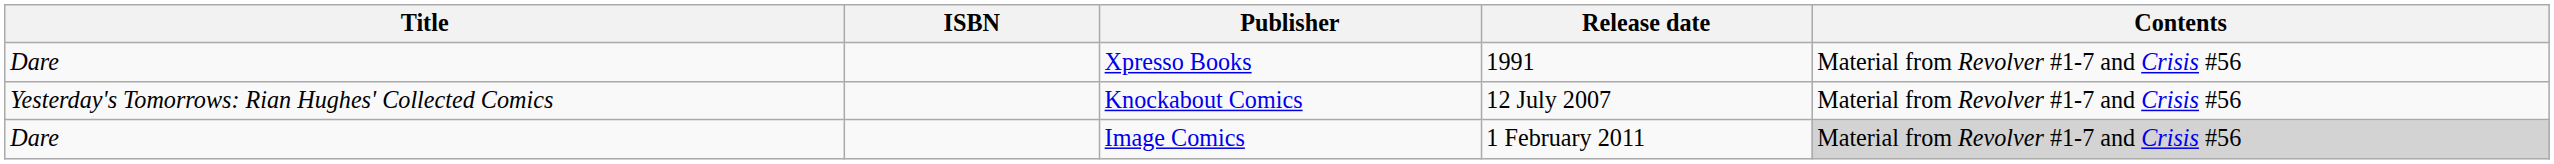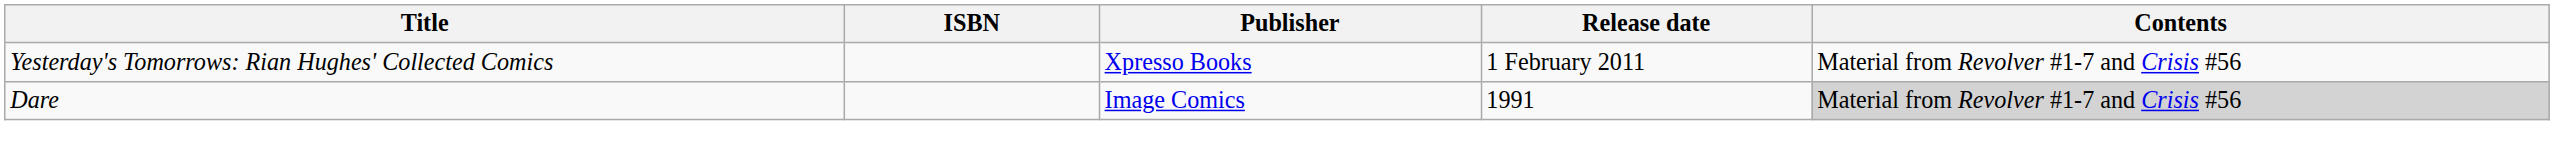(35, 61) Dare -> (282, 61) Yesterday's Tomorrows: Rian Hughes' Collected Comics
(1511, 61) 1991 -> (1566, 61) 1 February 2011
- row: (1204, 100)
(1566, 138) 1 February 2011 -> (1511, 100) 1991
